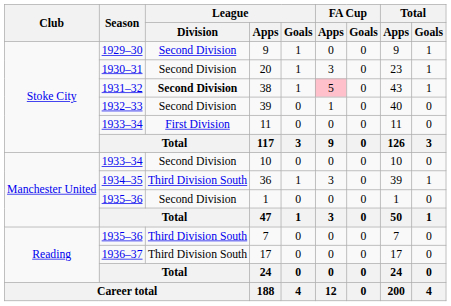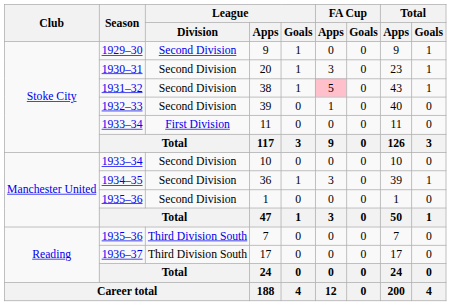(198, 87) bold -> (198, 87) normal
(198, 180) Third Division South -> (198, 180) Second Division
